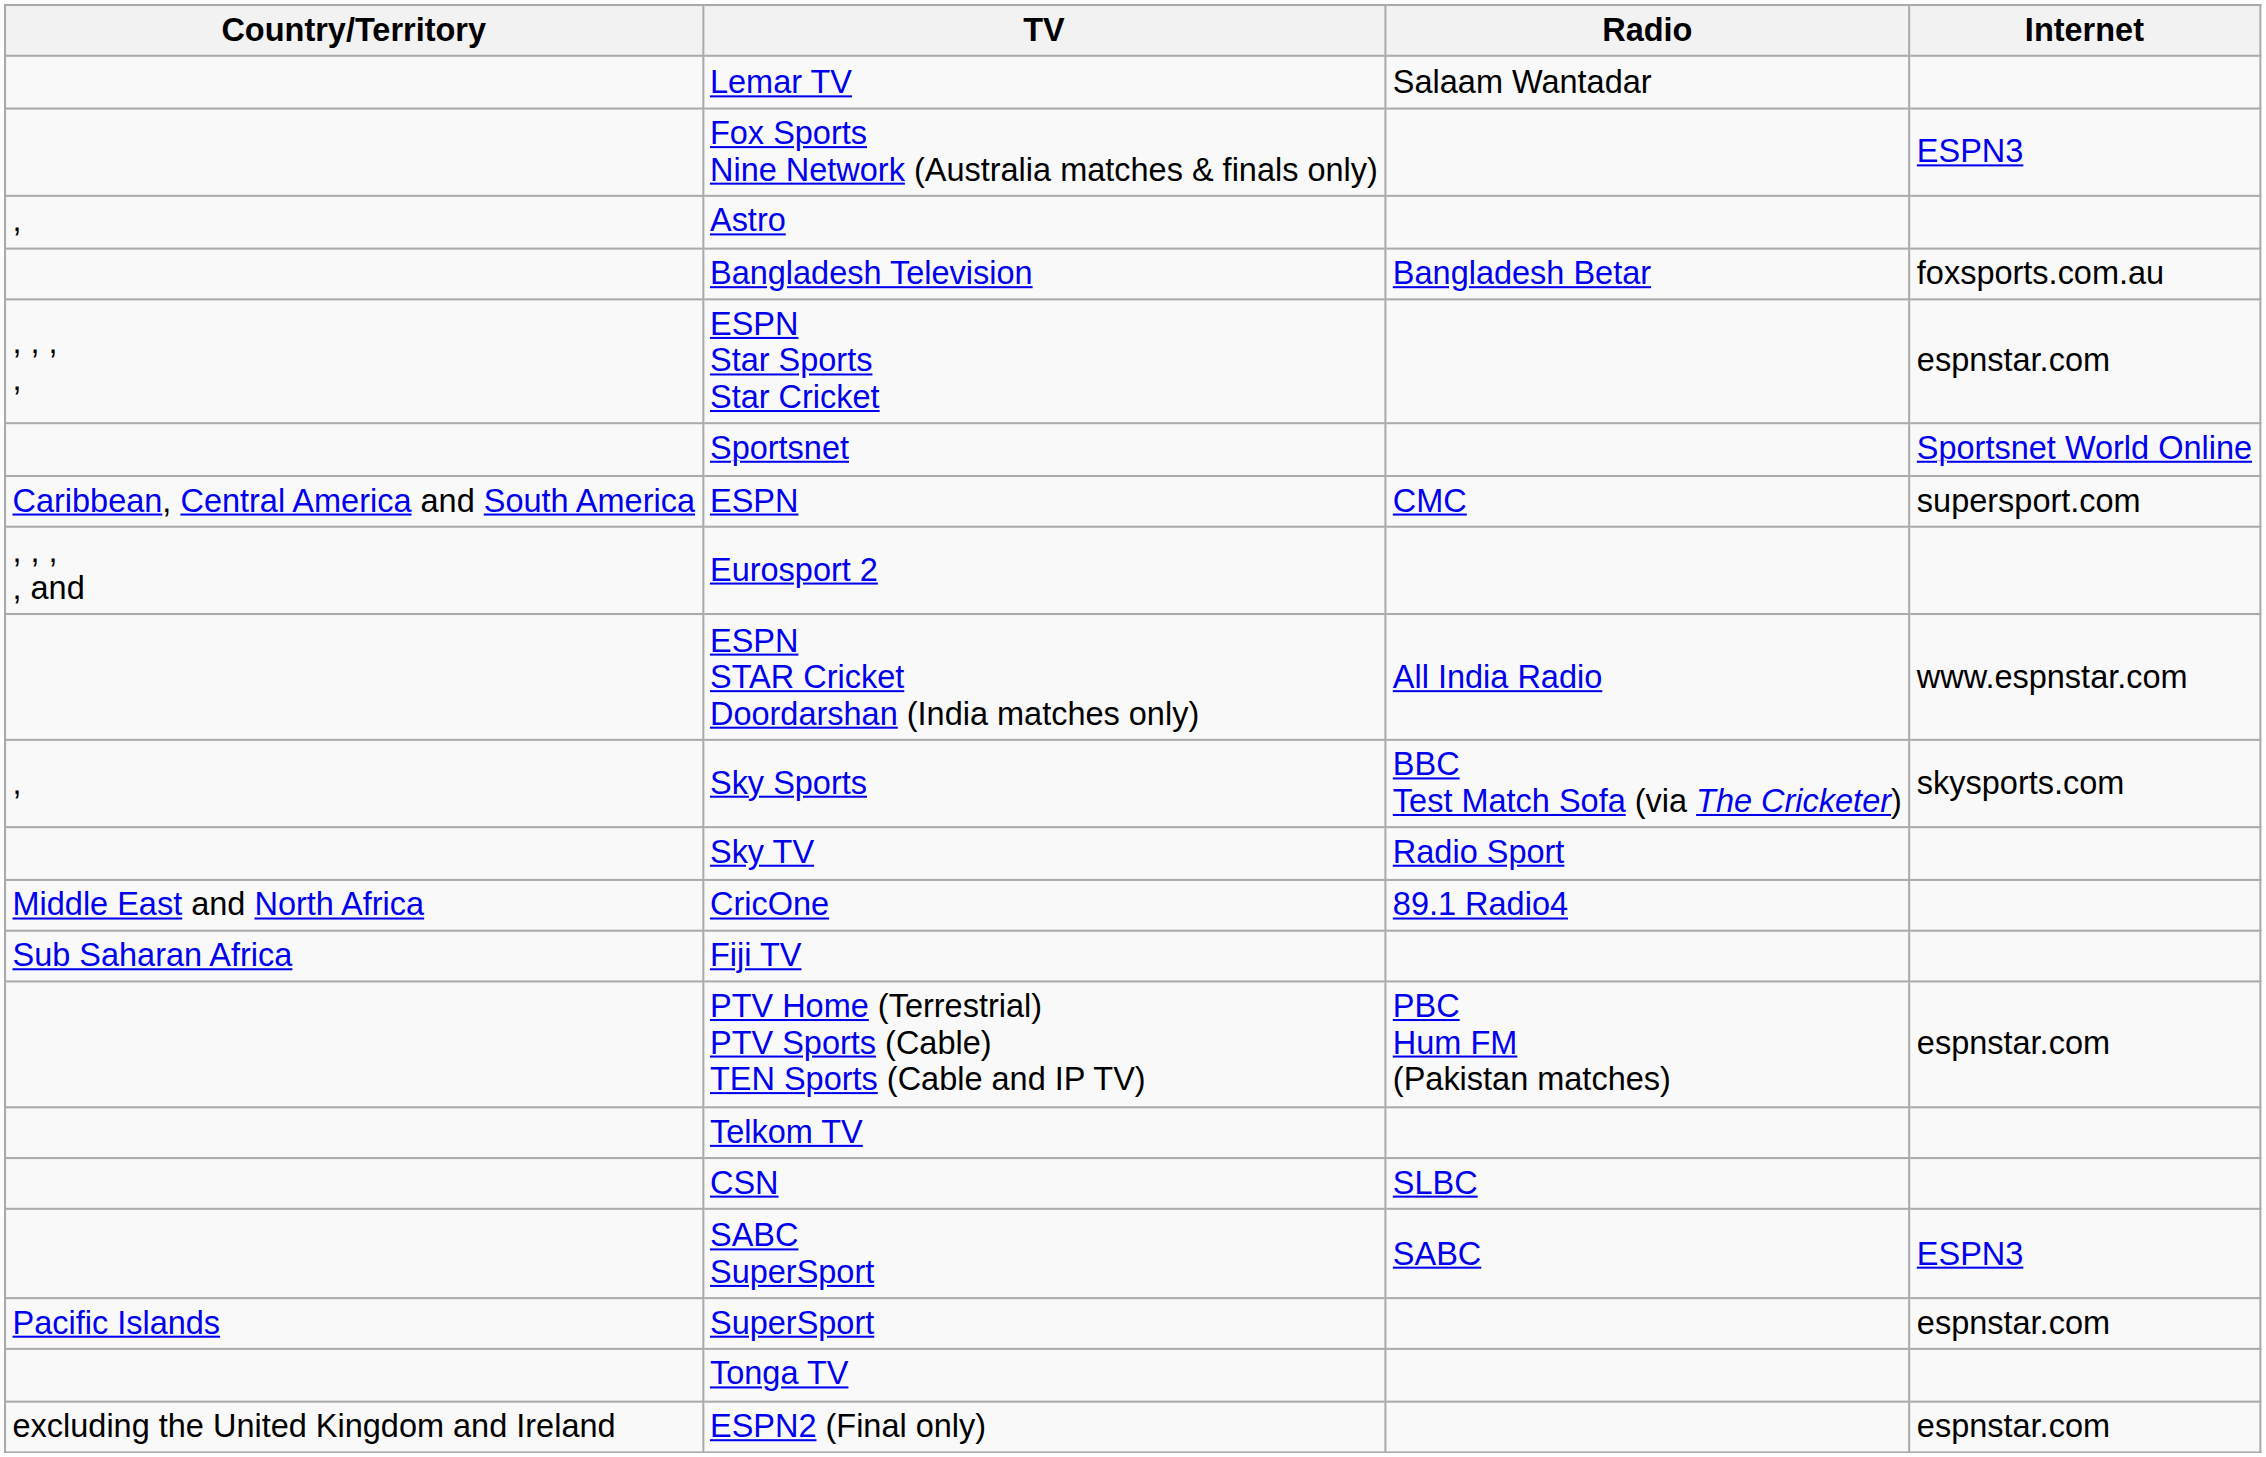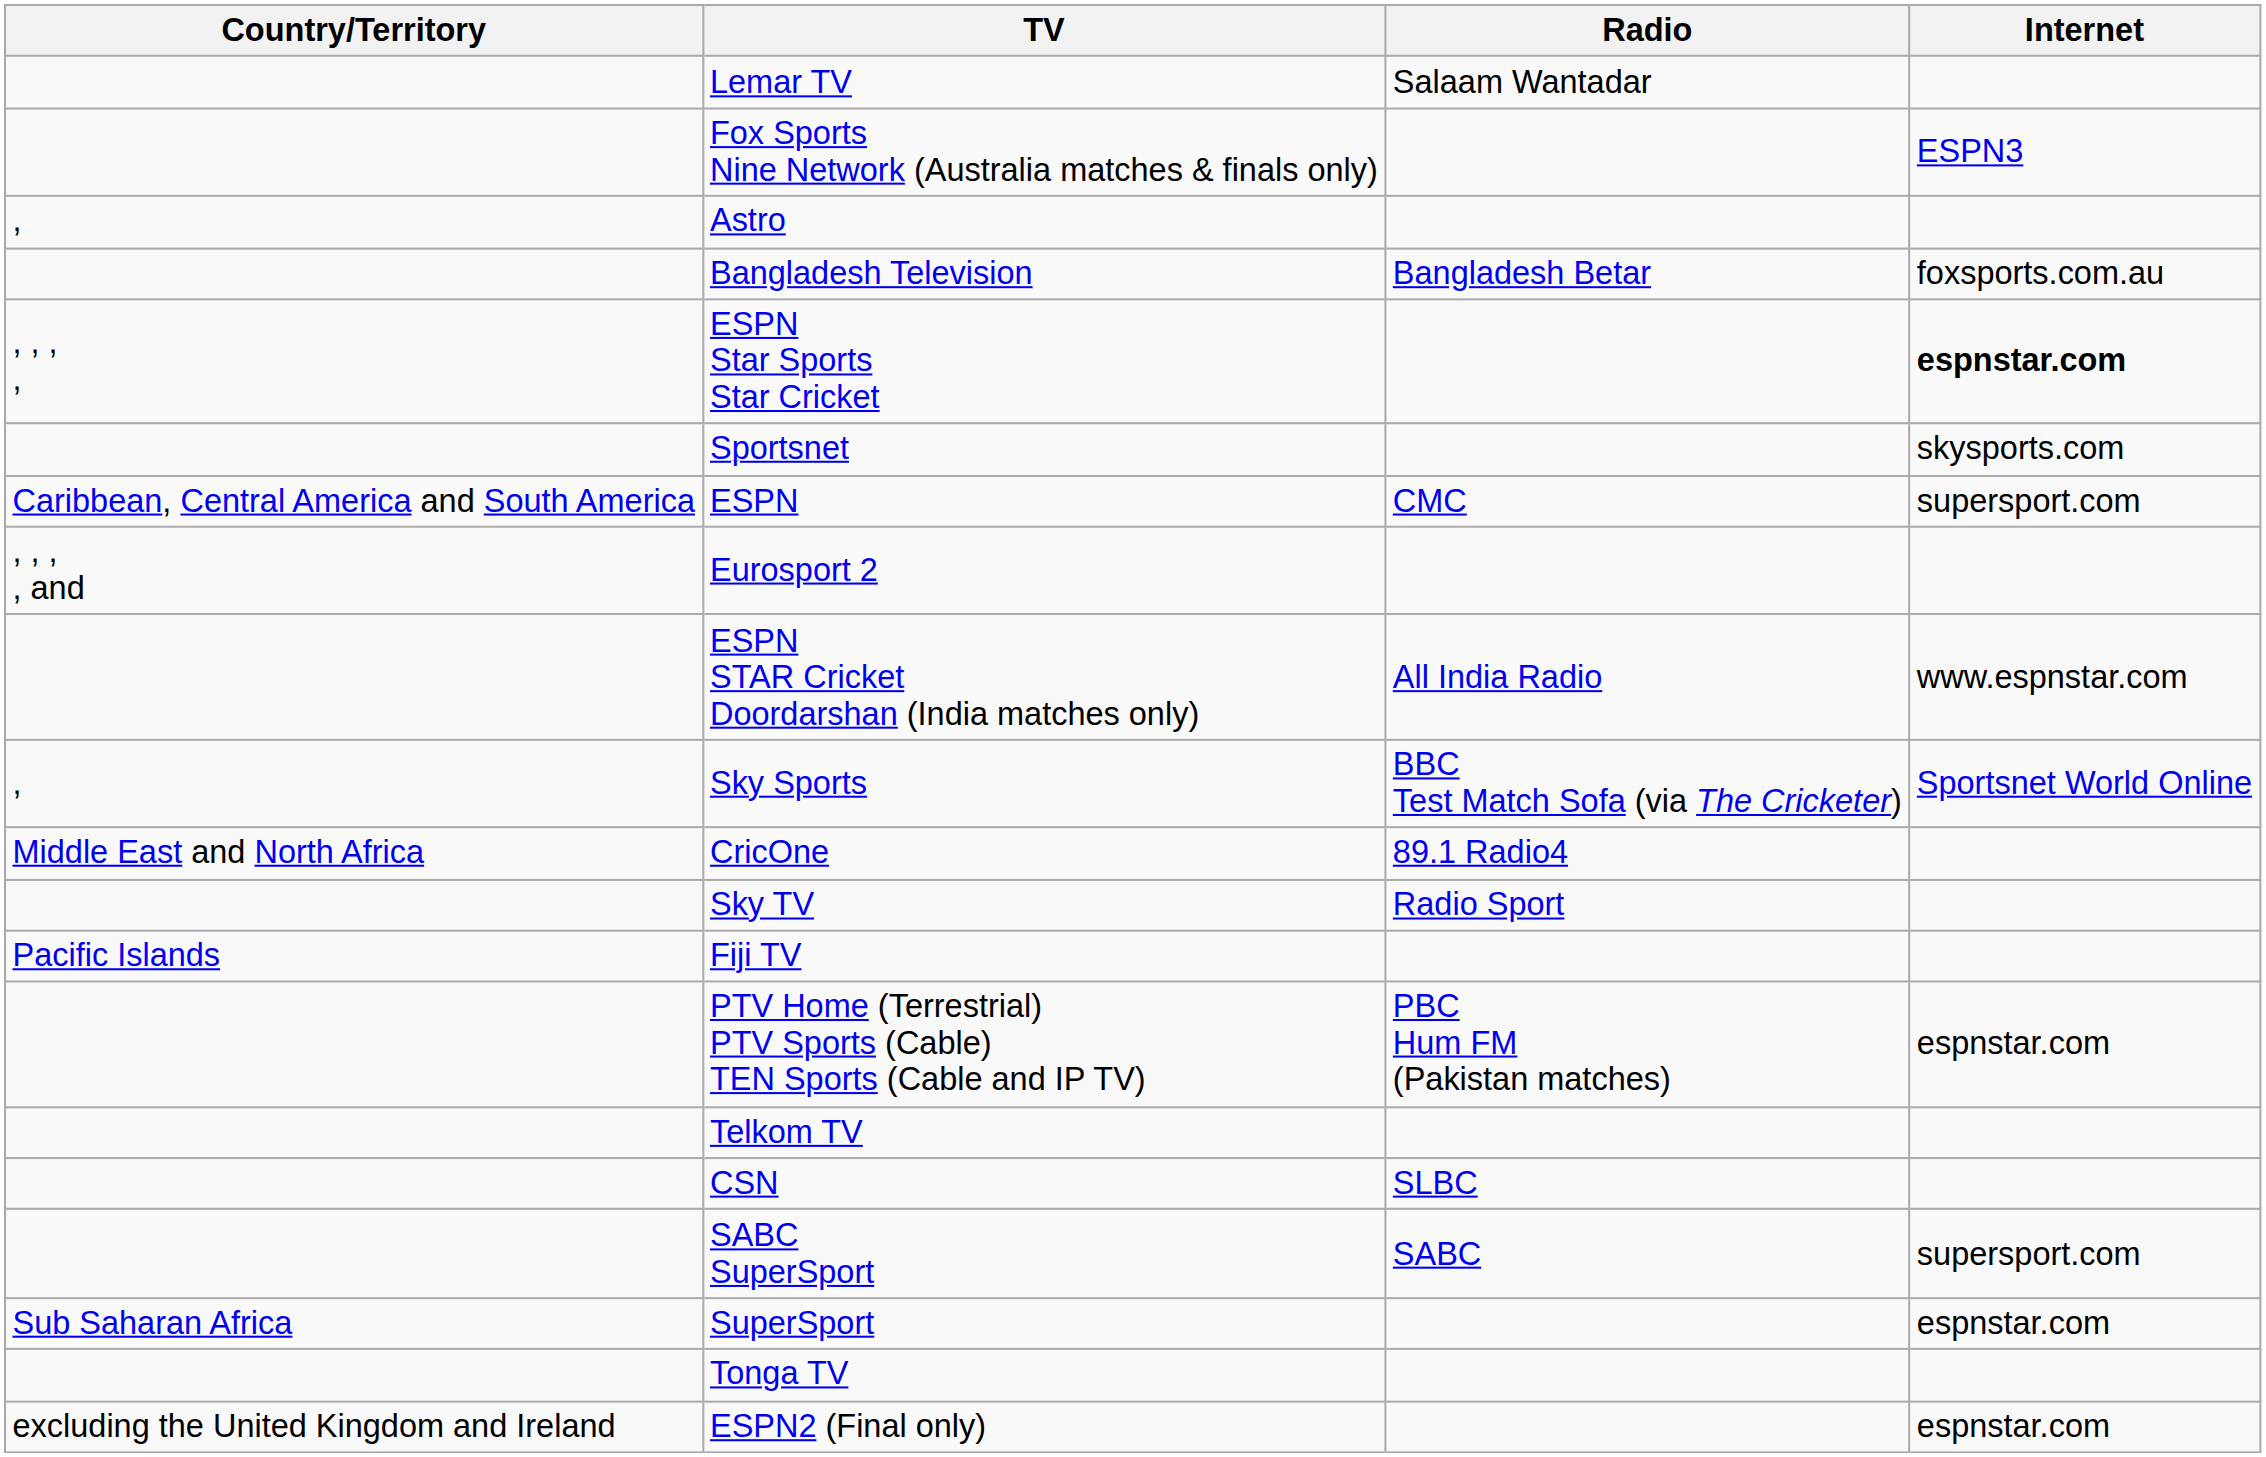(2013, 360) normal -> (2022, 360) bold
(2084, 448) Sportsnet World Online -> (2021, 448) skysports.com
(2021, 782) skysports.com -> (2084, 782) Sportsnet World Online
rows swapped: (770, 904) <-> (762, 852)
(152, 955) Sub Saharan Africa -> (116, 955) Pacific Islands
(1970, 1253) ESPN3 -> (2029, 1253) supersport.com
(116, 1322) Pacific Islands -> (152, 1322) Sub Saharan Africa
